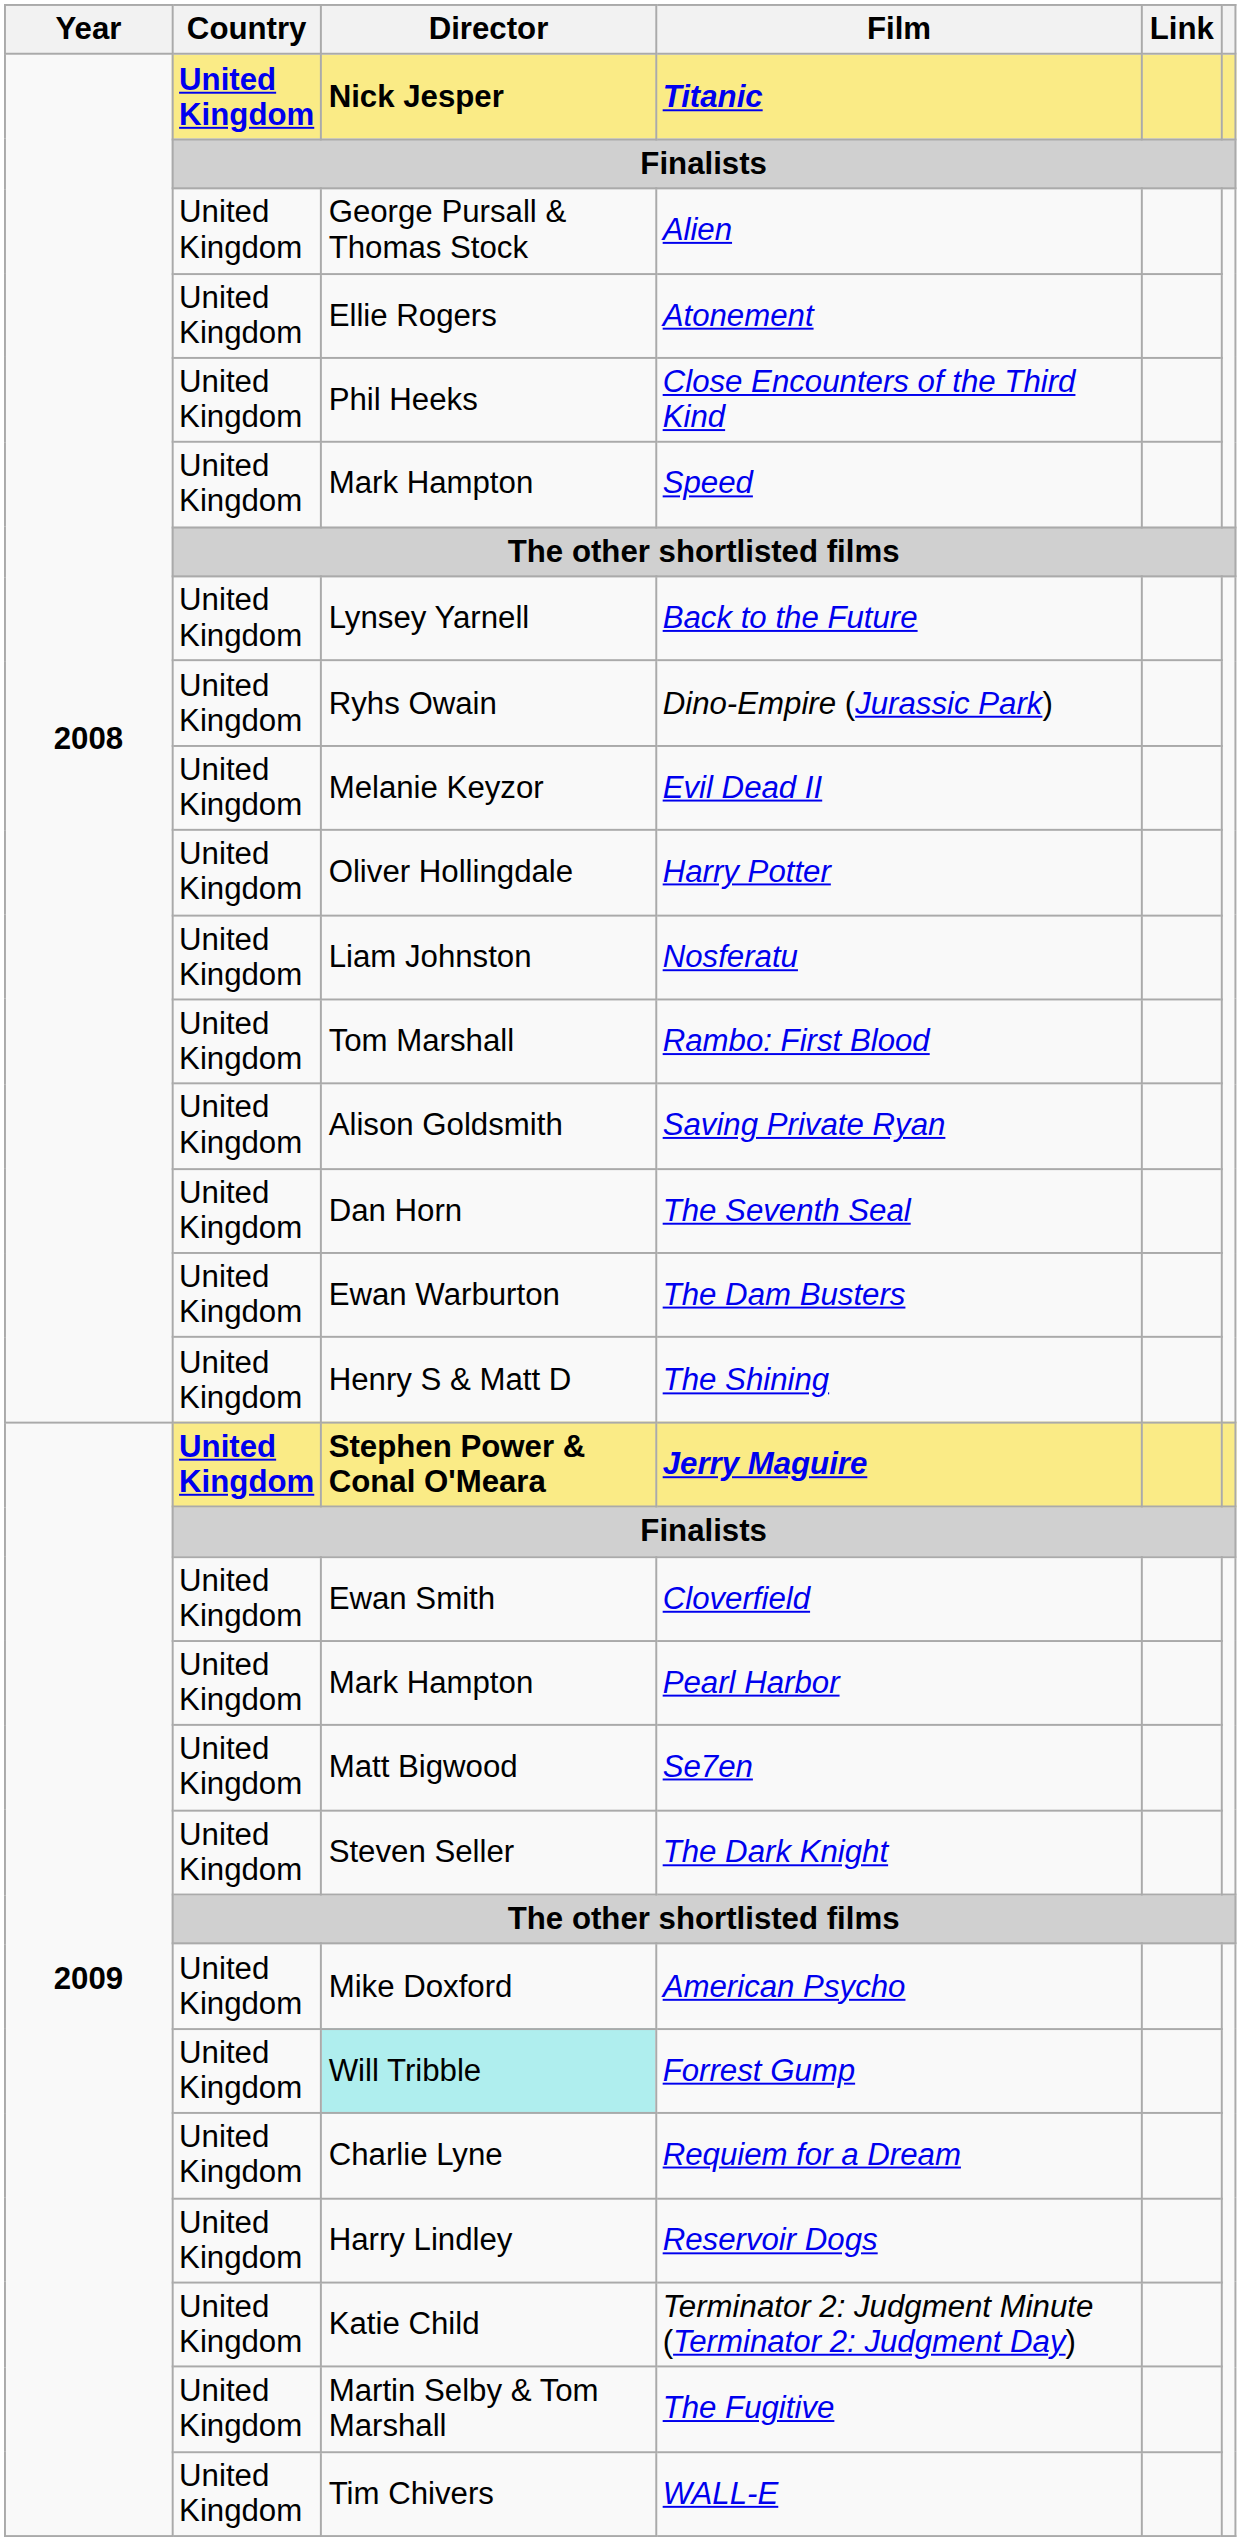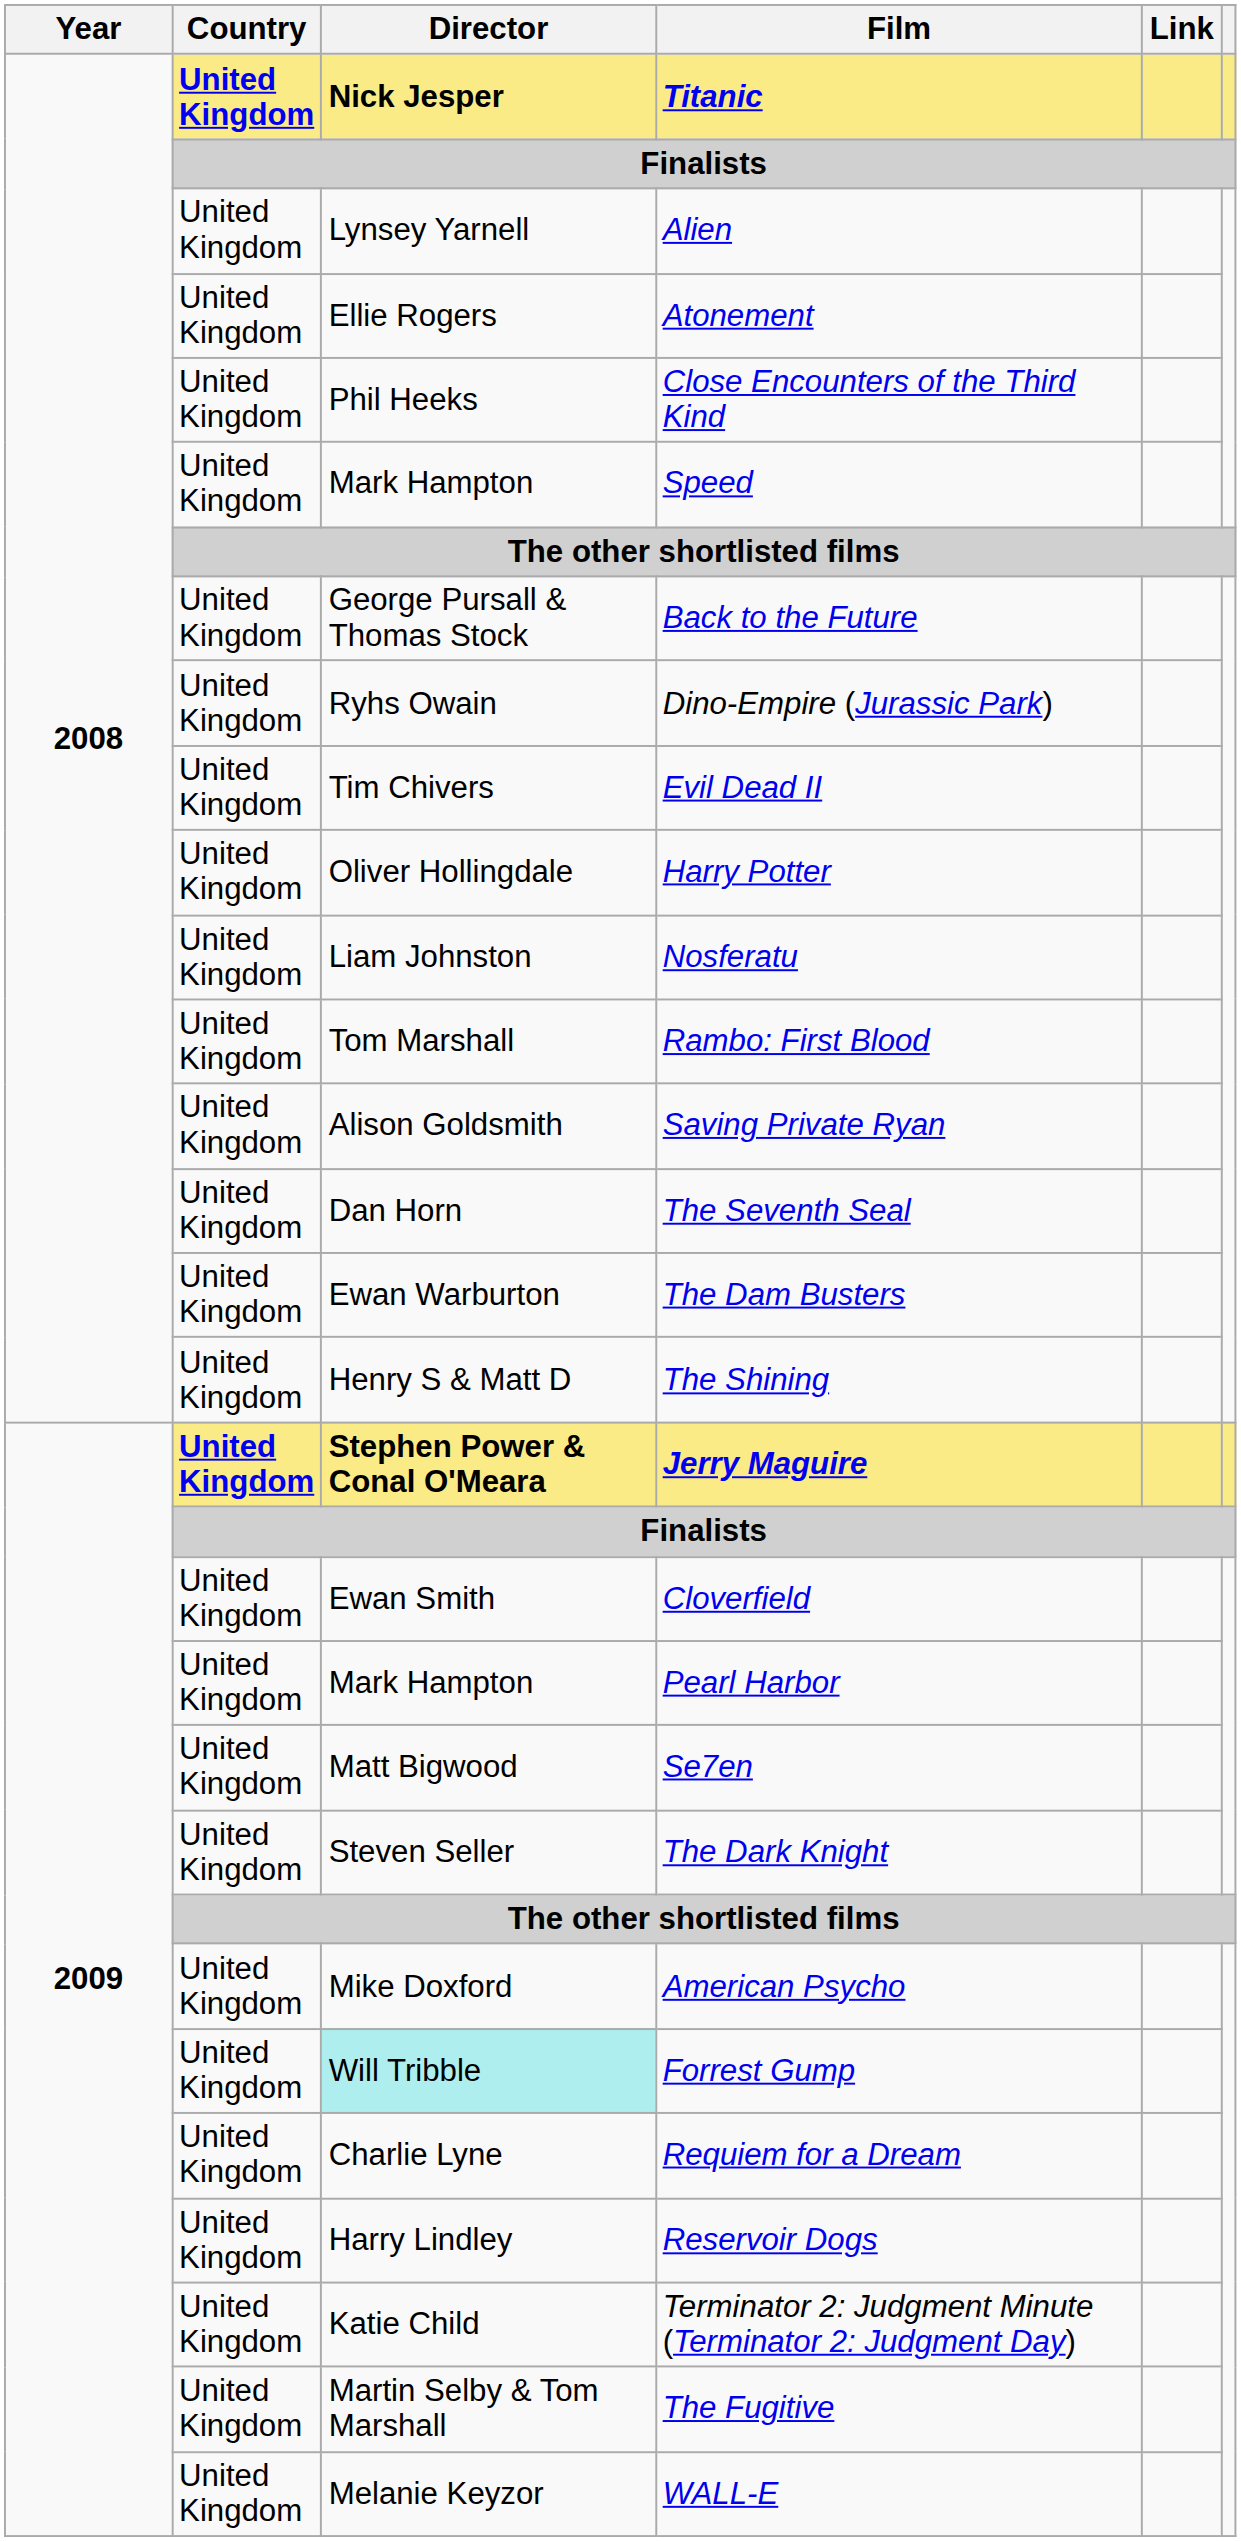(447, 230) George Pursall & Thomas Stock -> (429, 230) Lynsey Yarnell
(429, 618) Lynsey Yarnell -> (447, 618) George Pursall & Thomas Stock
(436, 787) Melanie Keyzor -> (411, 787) Tim Chivers
(411, 2493) Tim Chivers -> (436, 2493) Melanie Keyzor
